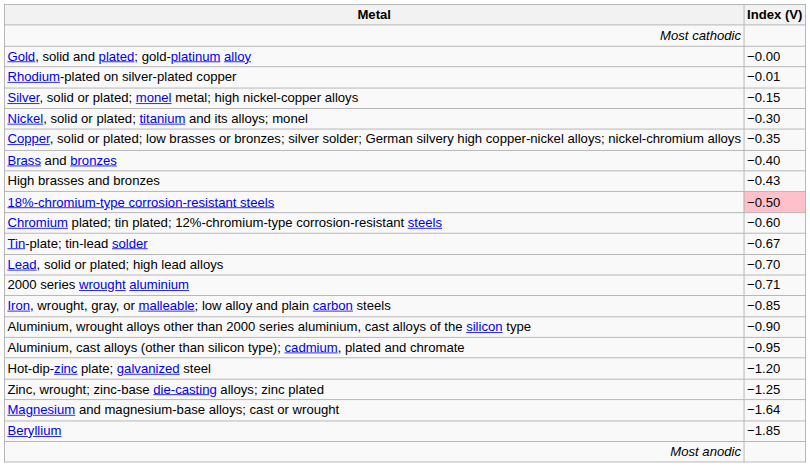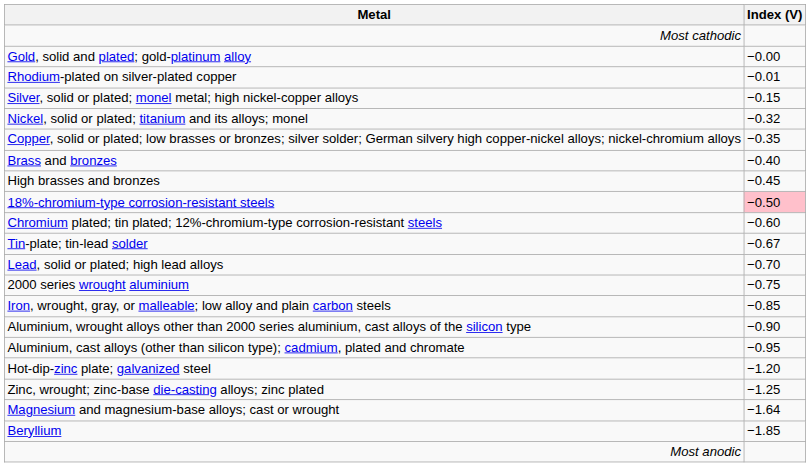(764, 118) −0.30 -> (764, 118) −0.32
(764, 181) −0.43 -> (764, 181) −0.45
(764, 285) −0.71 -> (764, 285) −0.75
